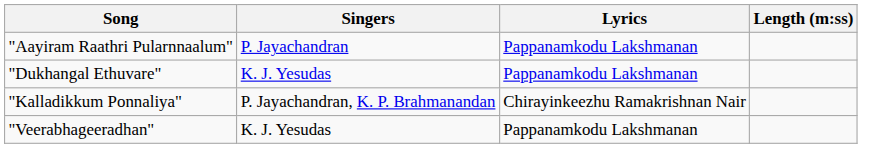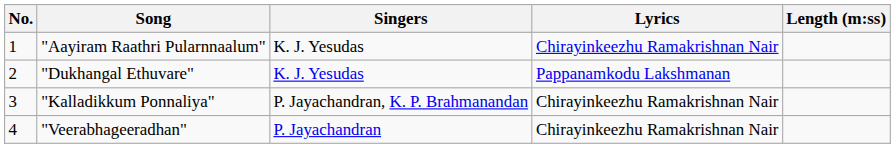+ column: (21, 18)
(295, 46) P. Jayachandran -> (319, 46) K. J. Yesudas
(600, 46) Pappanamkodu Lakshmanan -> (657, 46) Chirayinkeezhu Ramakrishnan Nair
(286, 129) K. J. Yesudas -> (327, 129) P. Jayachandran
(600, 129) Pappanamkodu Lakshmanan -> (657, 129) Chirayinkeezhu Ramakrishnan Nair
